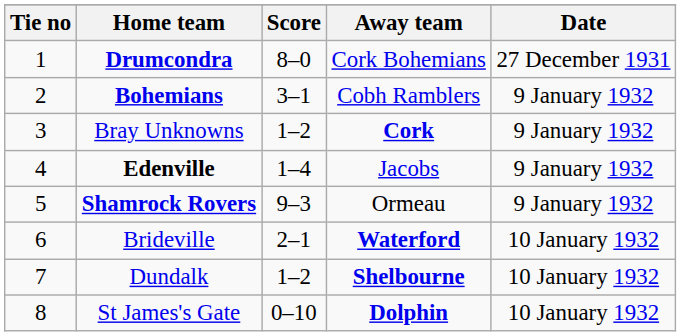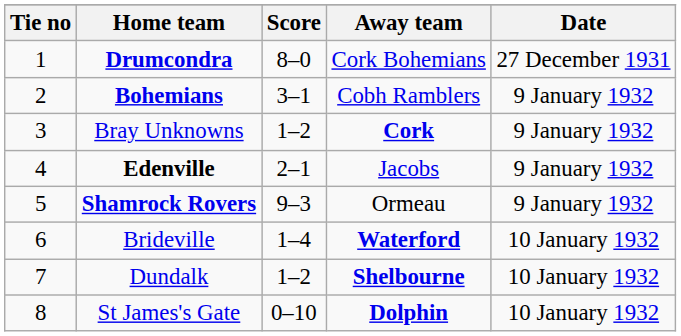(294, 167) 1–4 -> (294, 167) 2–1
(294, 240) 2–1 -> (294, 240) 1–4
